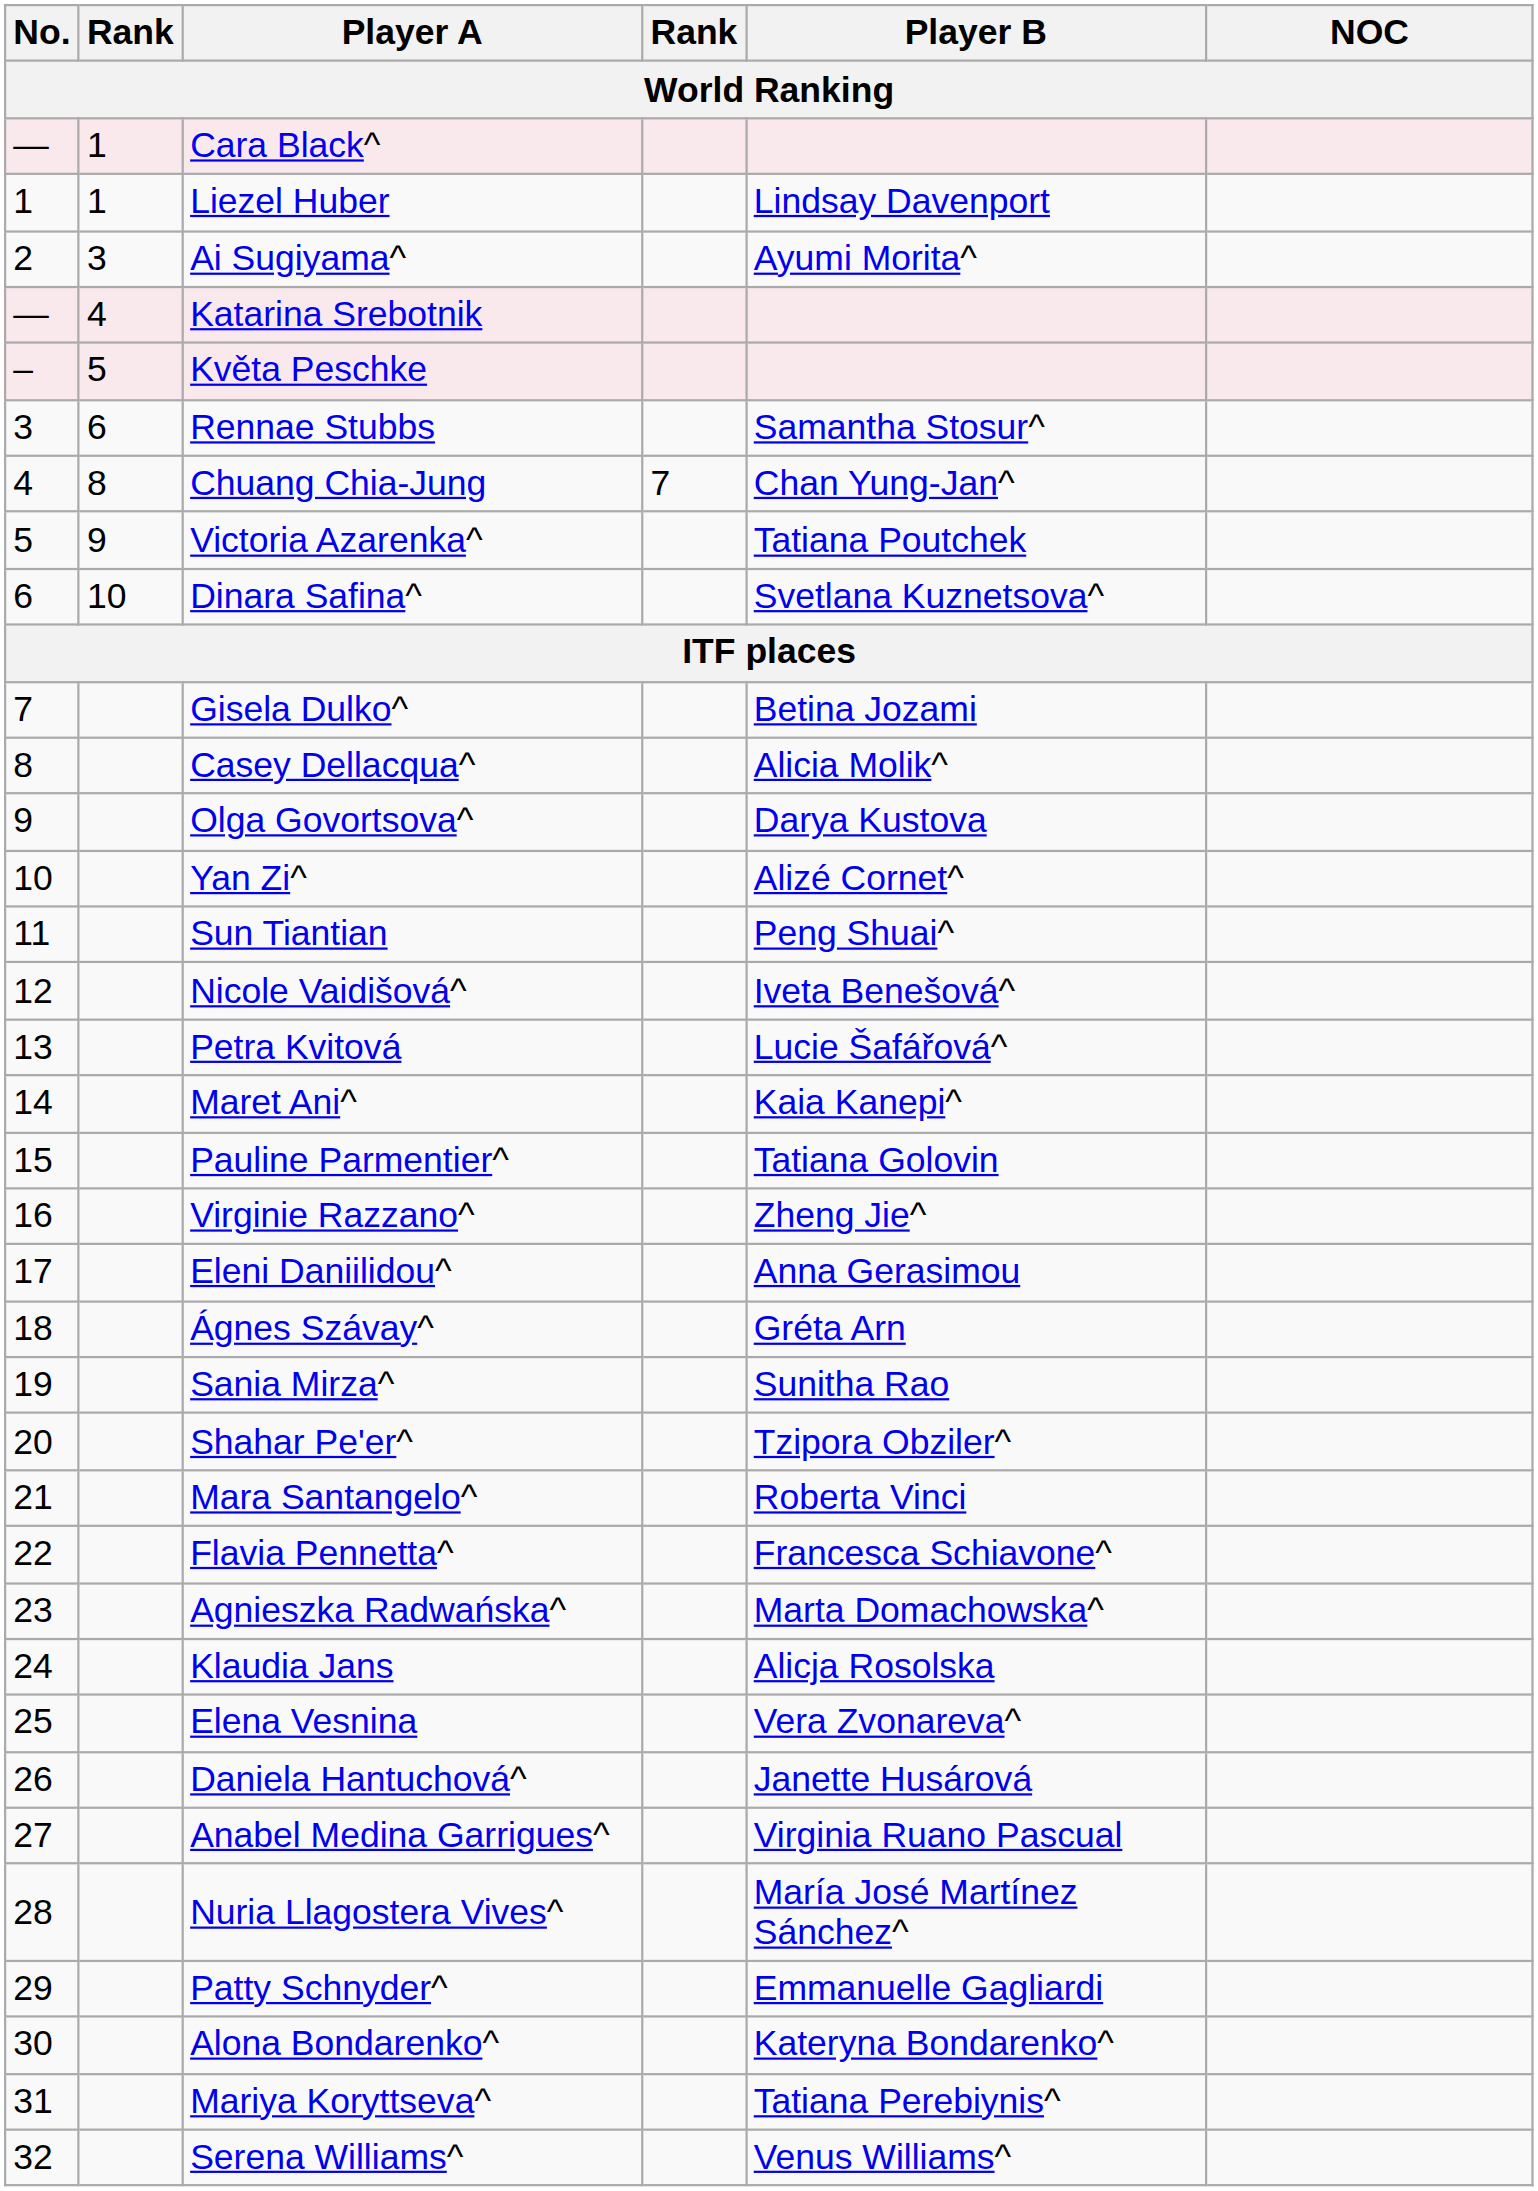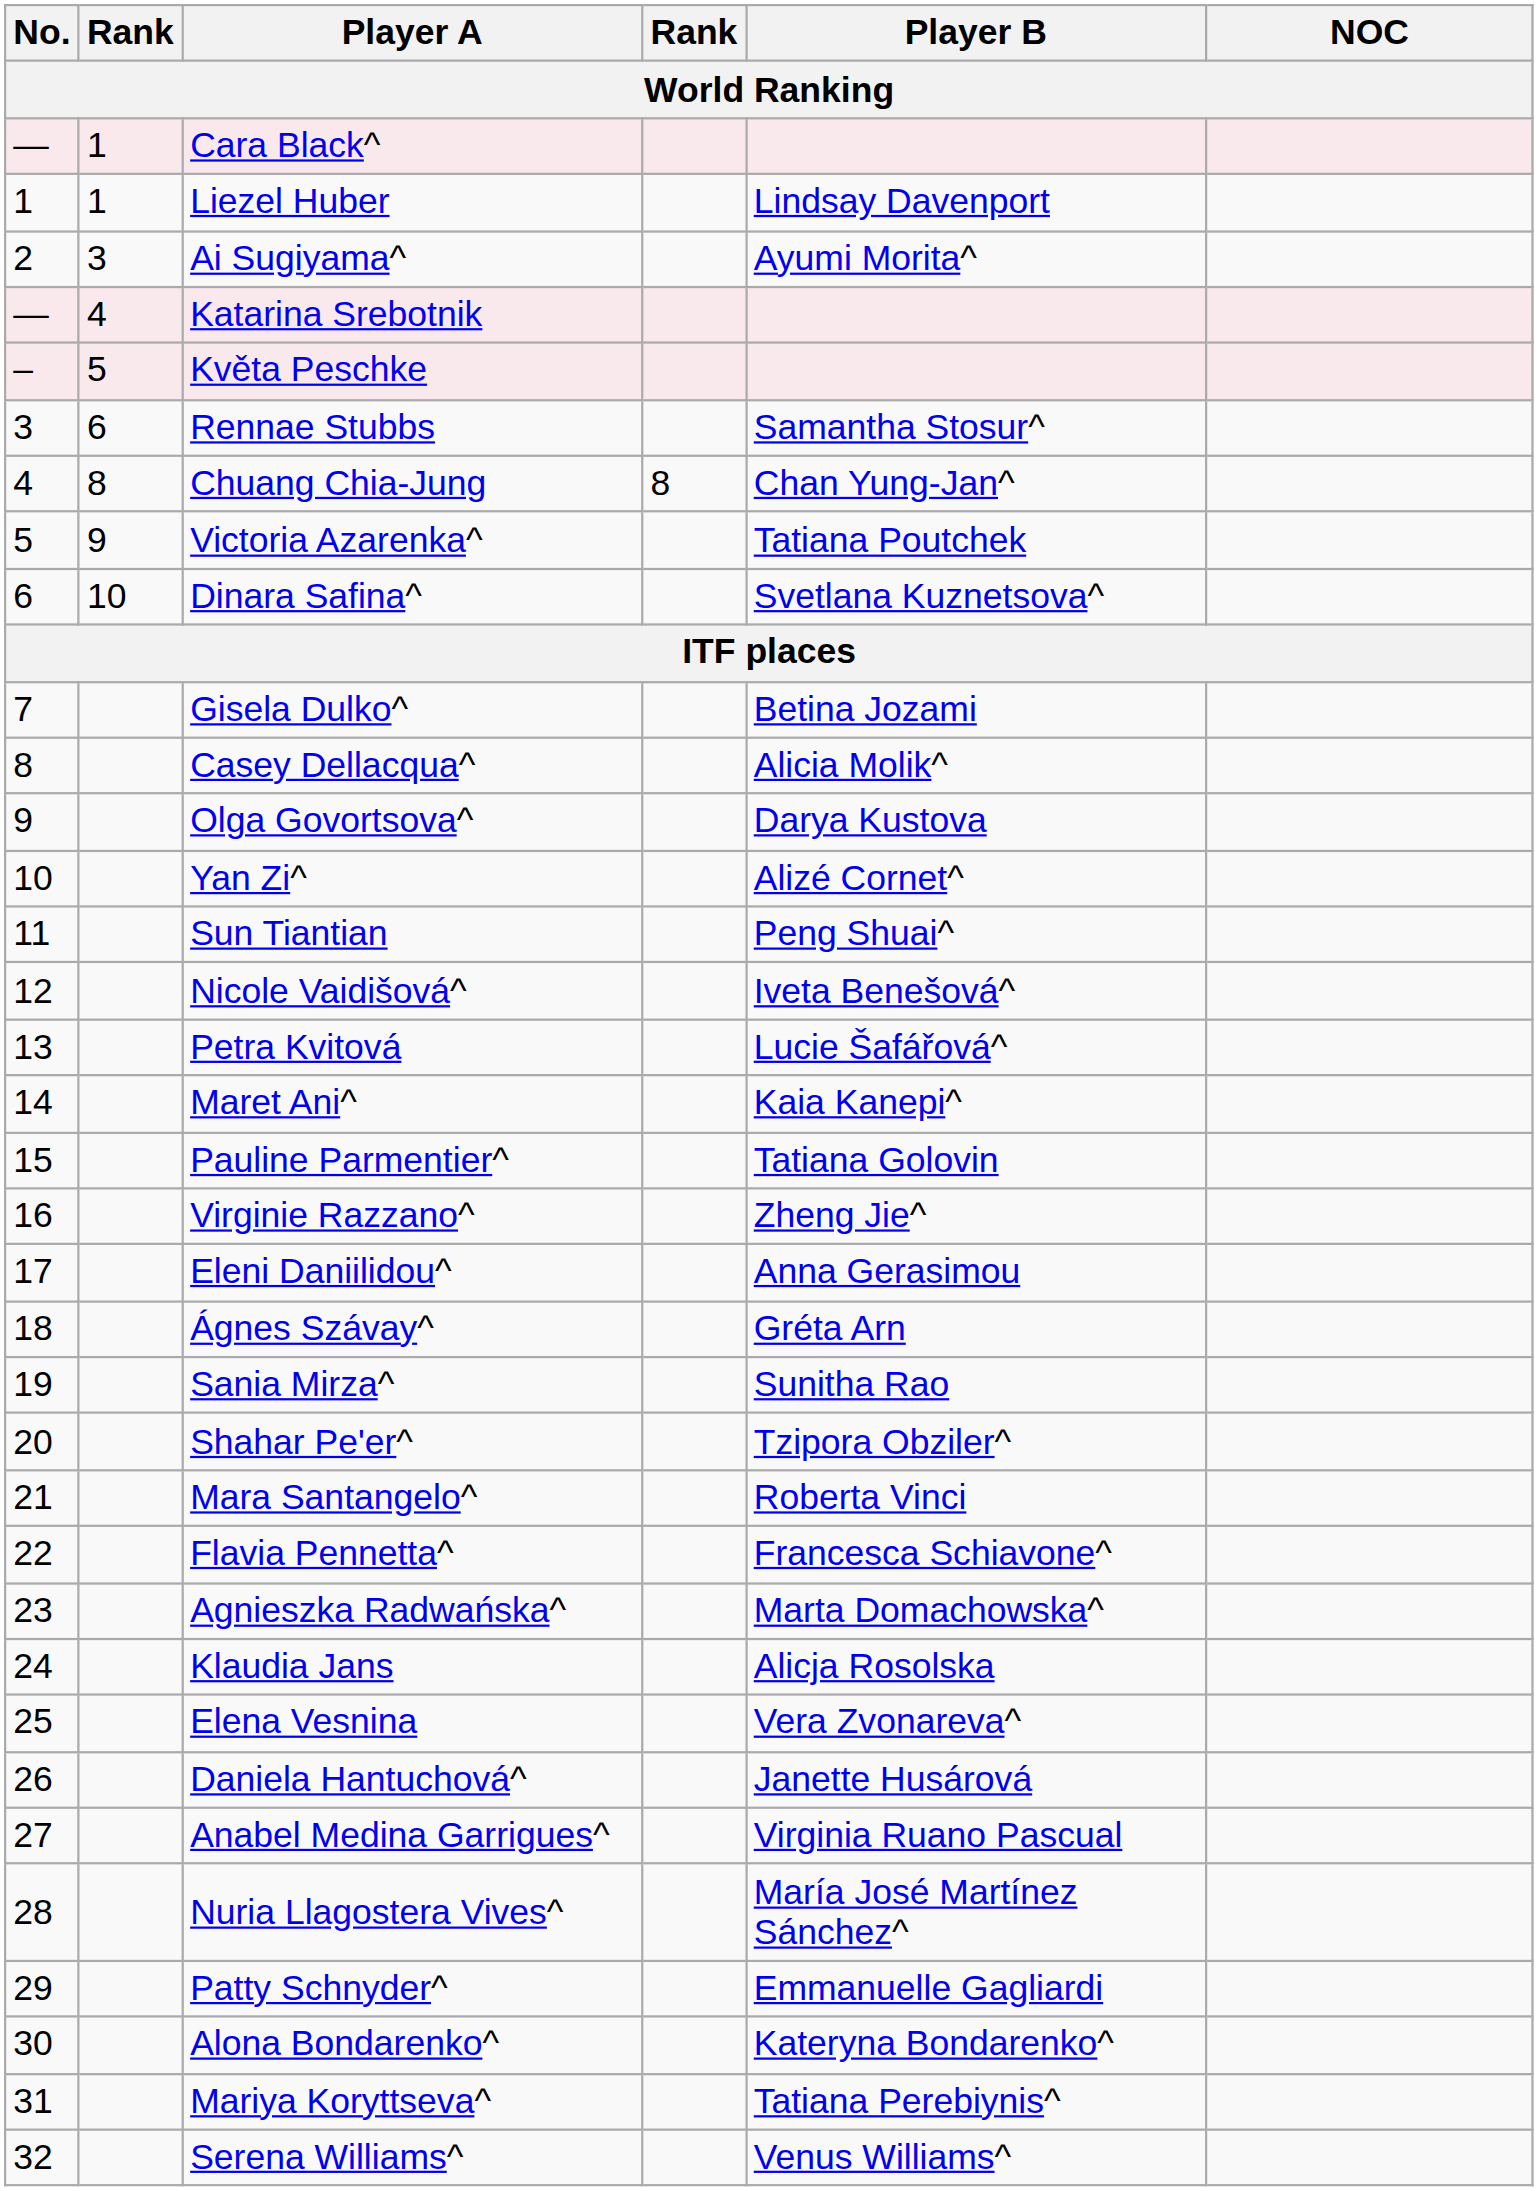(660, 483) 7 -> (660, 483) 8
